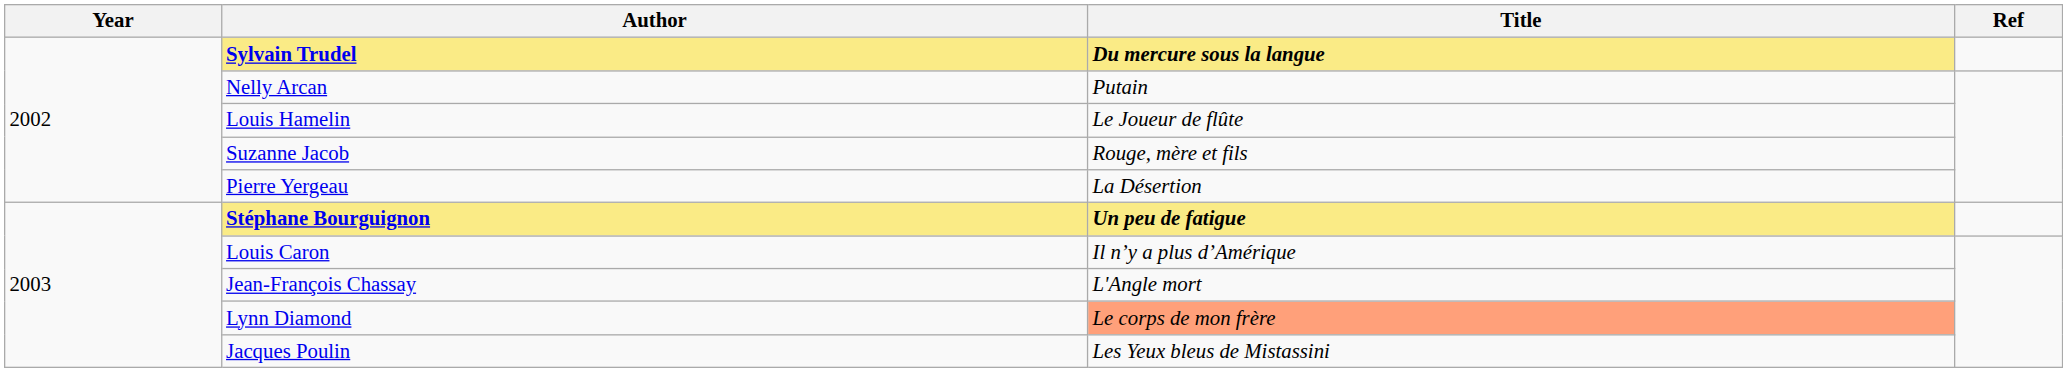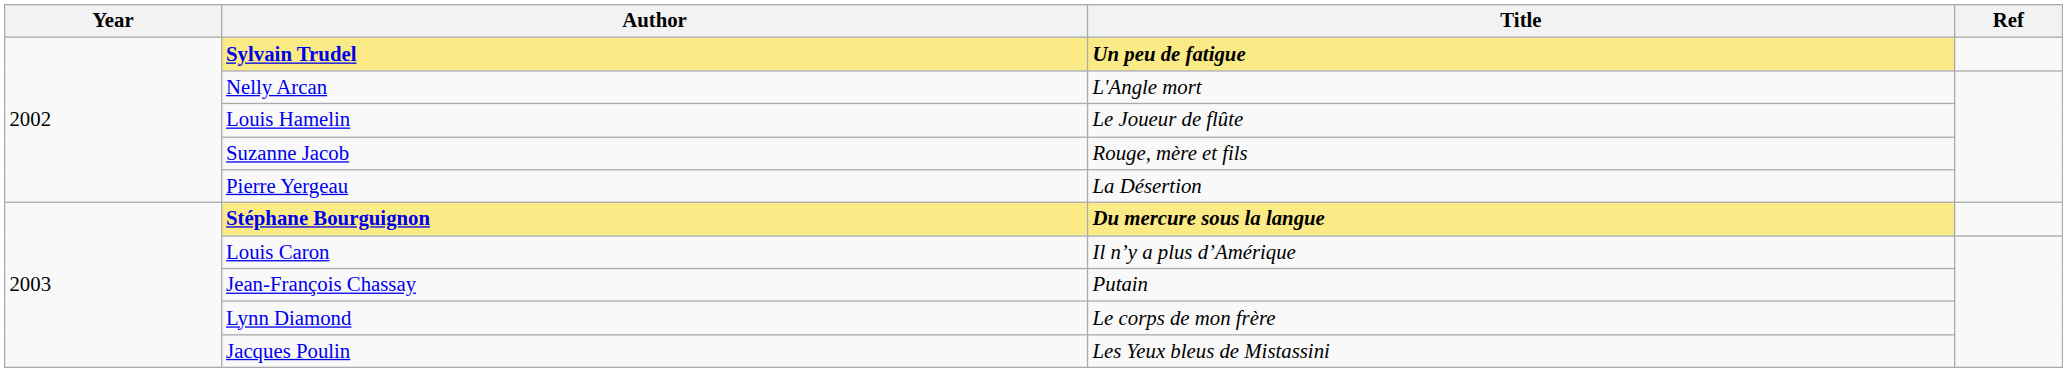(1209, 53) Du mercure sous la langue -> (1169, 53) Un peu de fatigue
(1120, 86) Putain -> (1147, 86) L'Angle mort
(1169, 218) Un peu de fatigue -> (1209, 218) Du mercure sous la langue
(1147, 284) L'Angle mort -> (1120, 284) Putain
(1184, 317) lightsalmon background -> (1184, 317) no background
